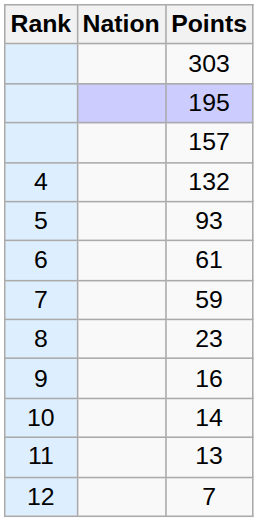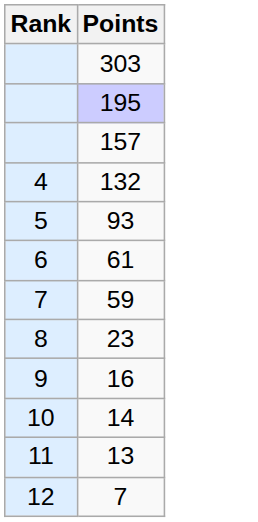- column: (121, 24)
